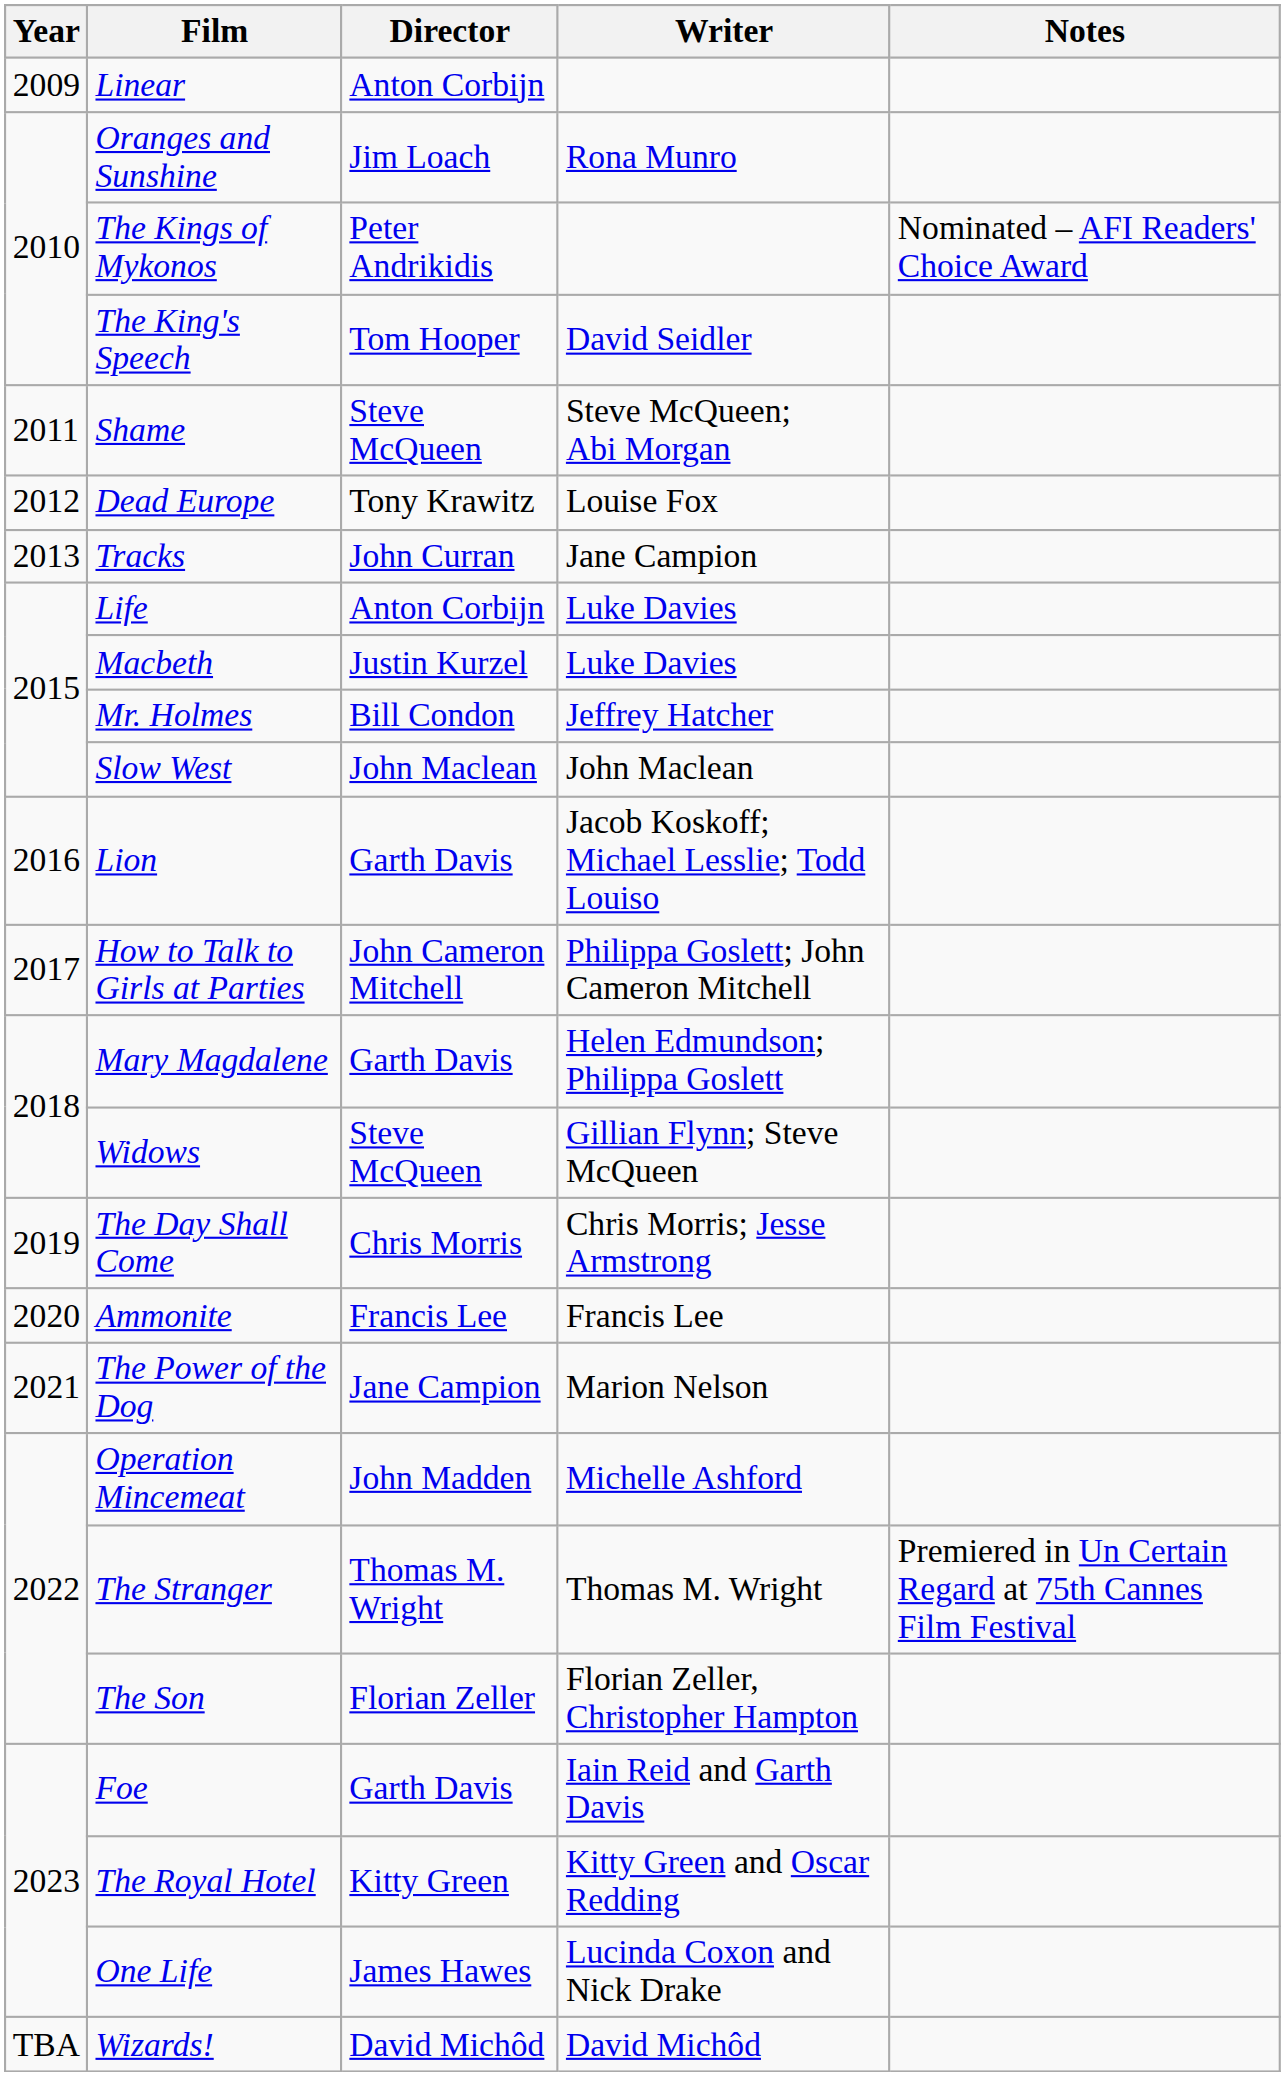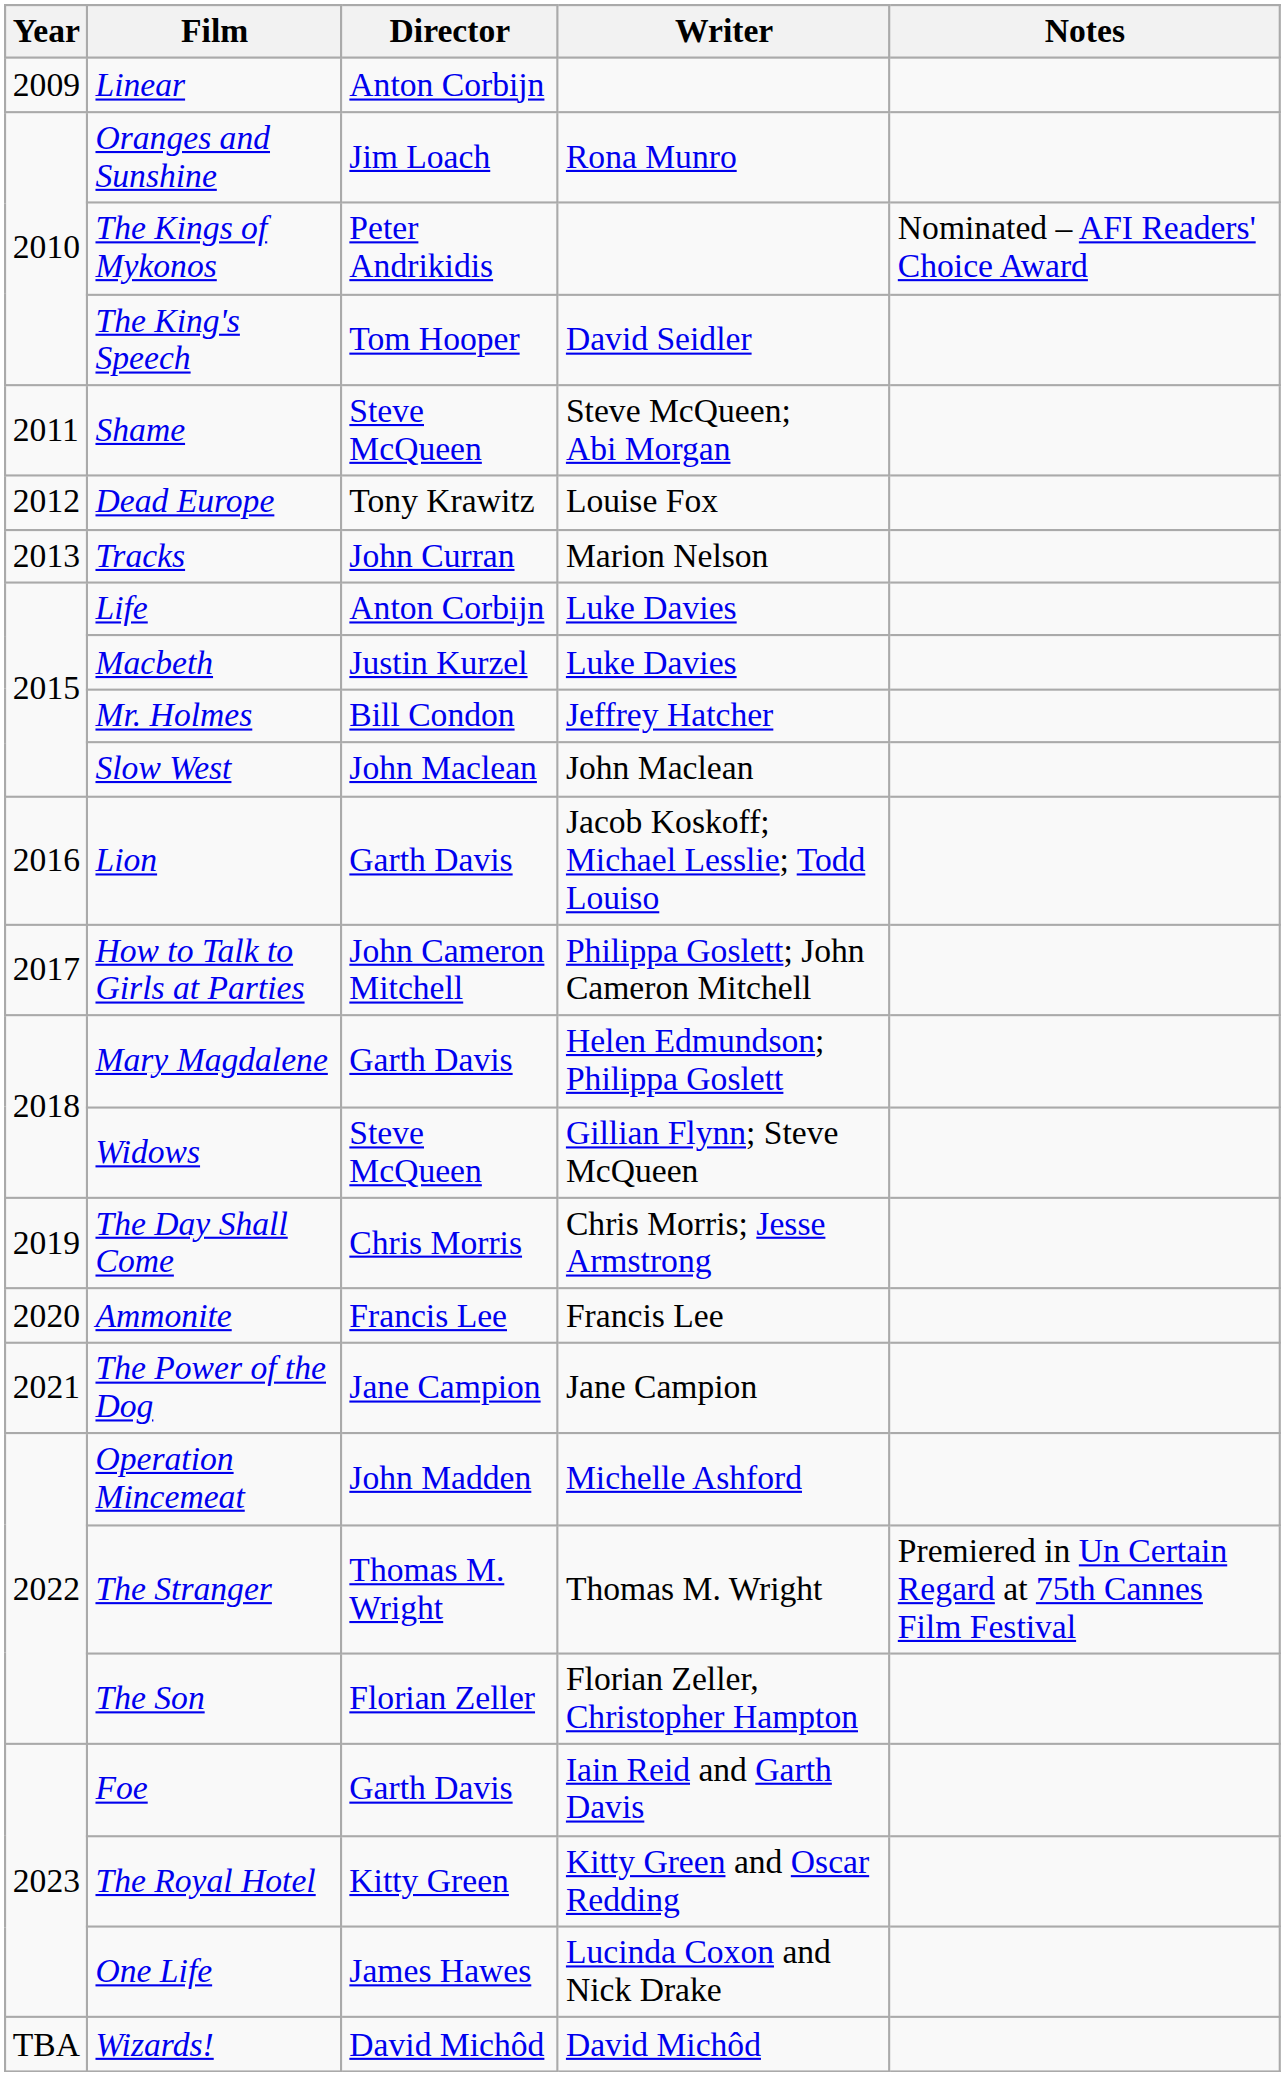(662, 555) Jane Campion -> (667, 555) Marion Nelson
(667, 1387) Marion Nelson -> (662, 1387) Jane Campion
